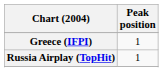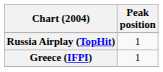rows swapped: (61, 41) <-> (61, 58)
